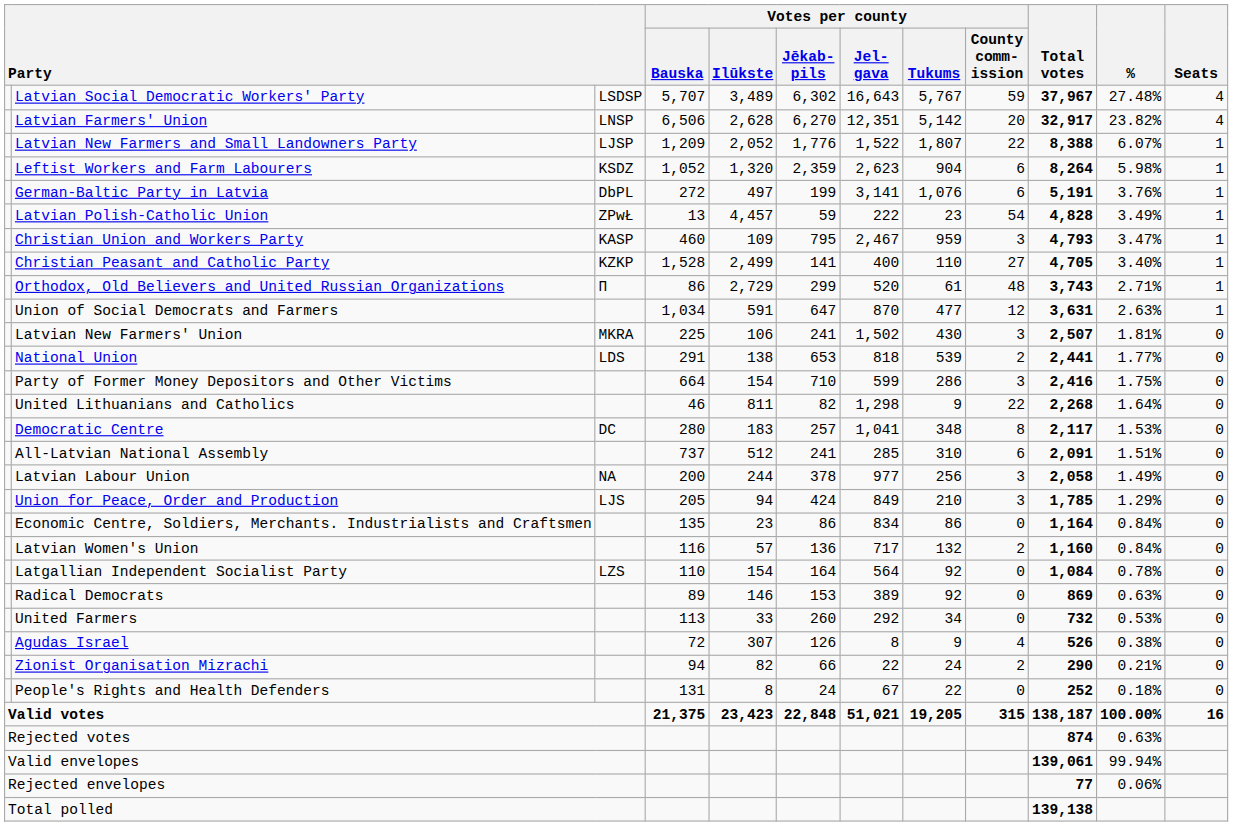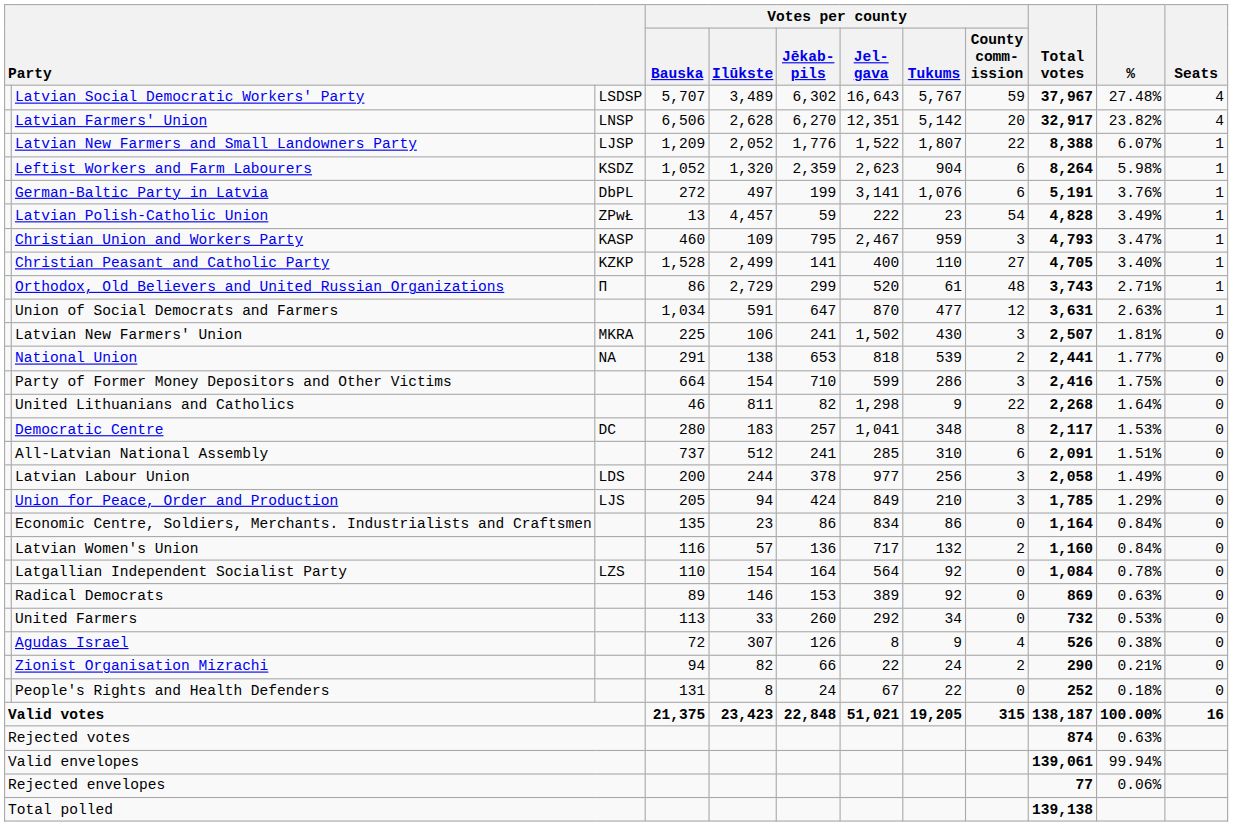(612, 359) LDS -> (607, 359) NA
(607, 477) NA -> (612, 477) LDS
